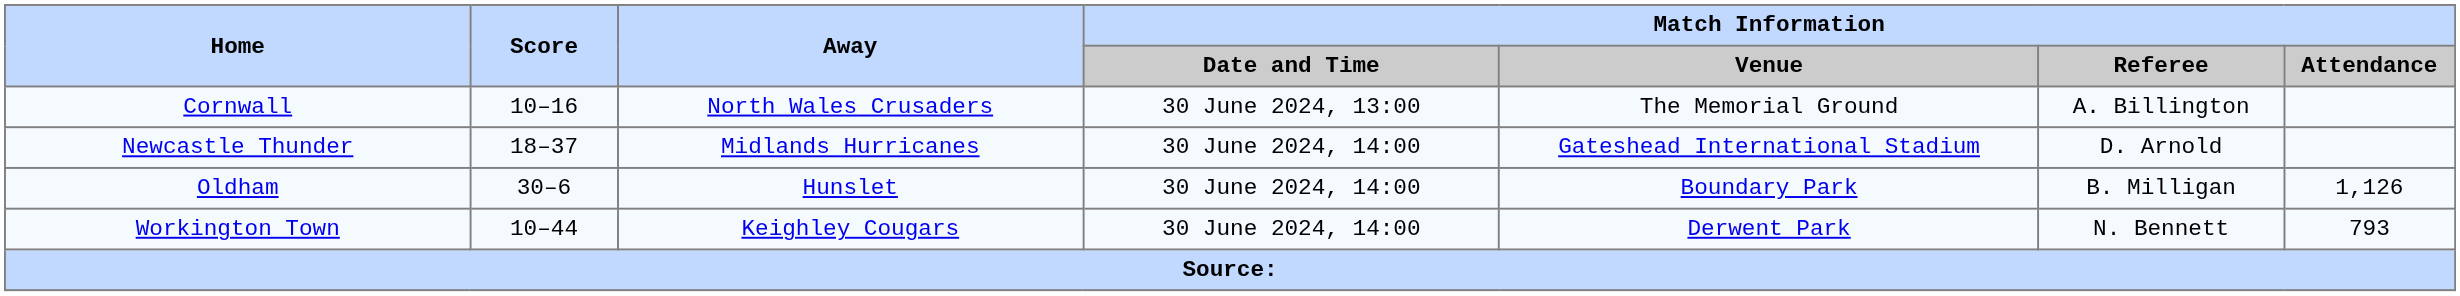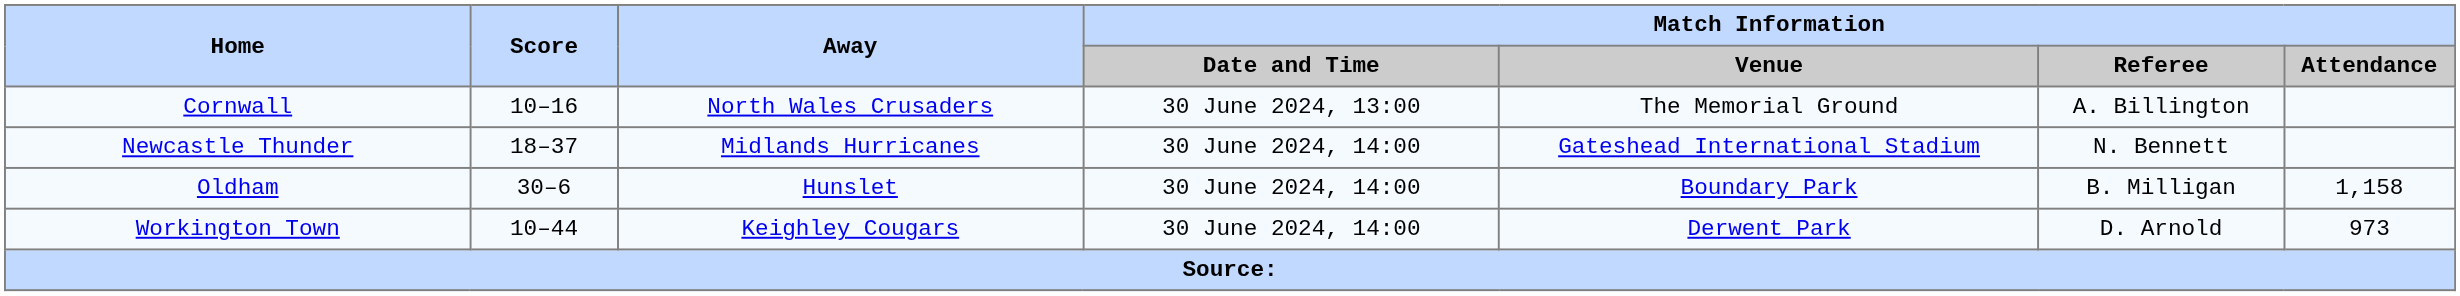(2161, 148) D. Arnold -> (2161, 148) N. Bennett
(2369, 188) 1,126 -> (2369, 188) 1,158
(2161, 229) N. Bennett -> (2161, 229) D. Arnold
(2369, 229) 793 -> (2369, 229) 973
